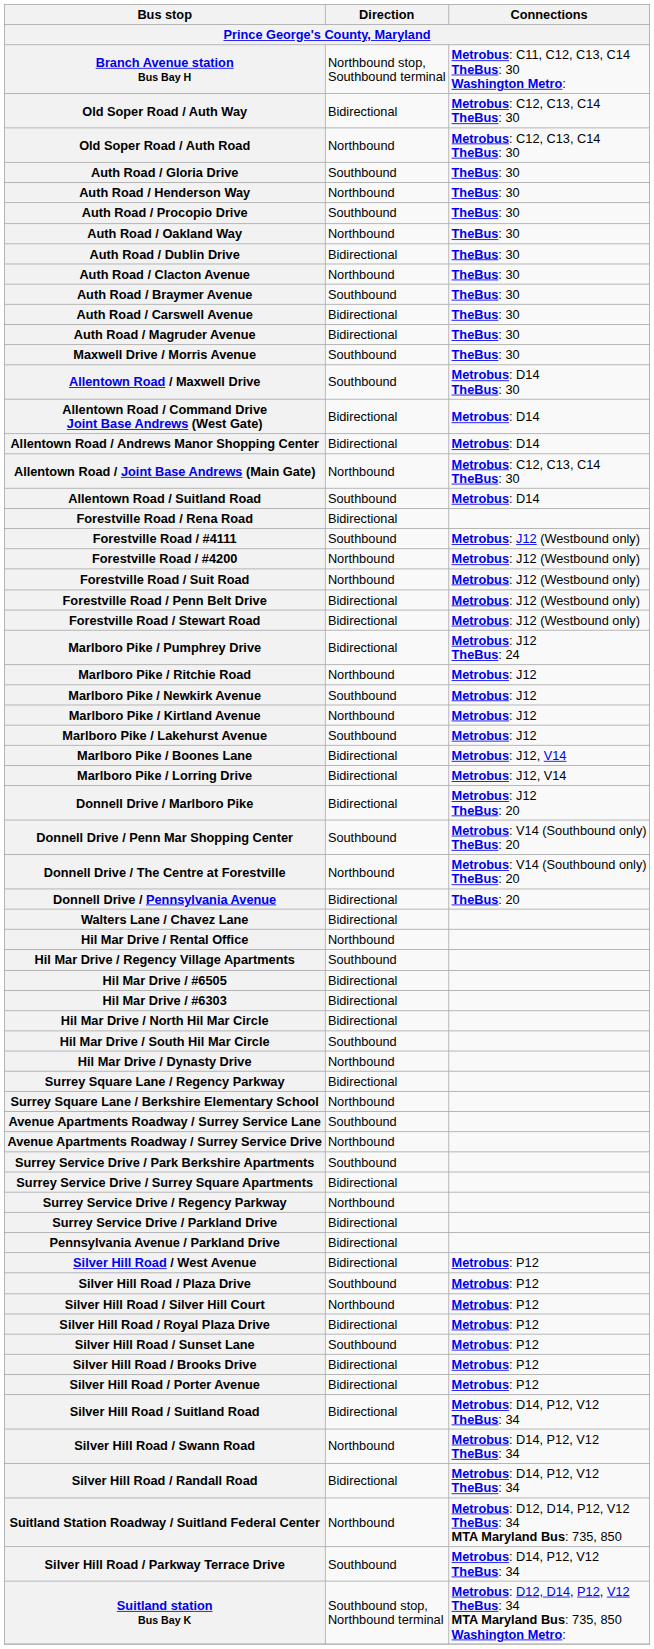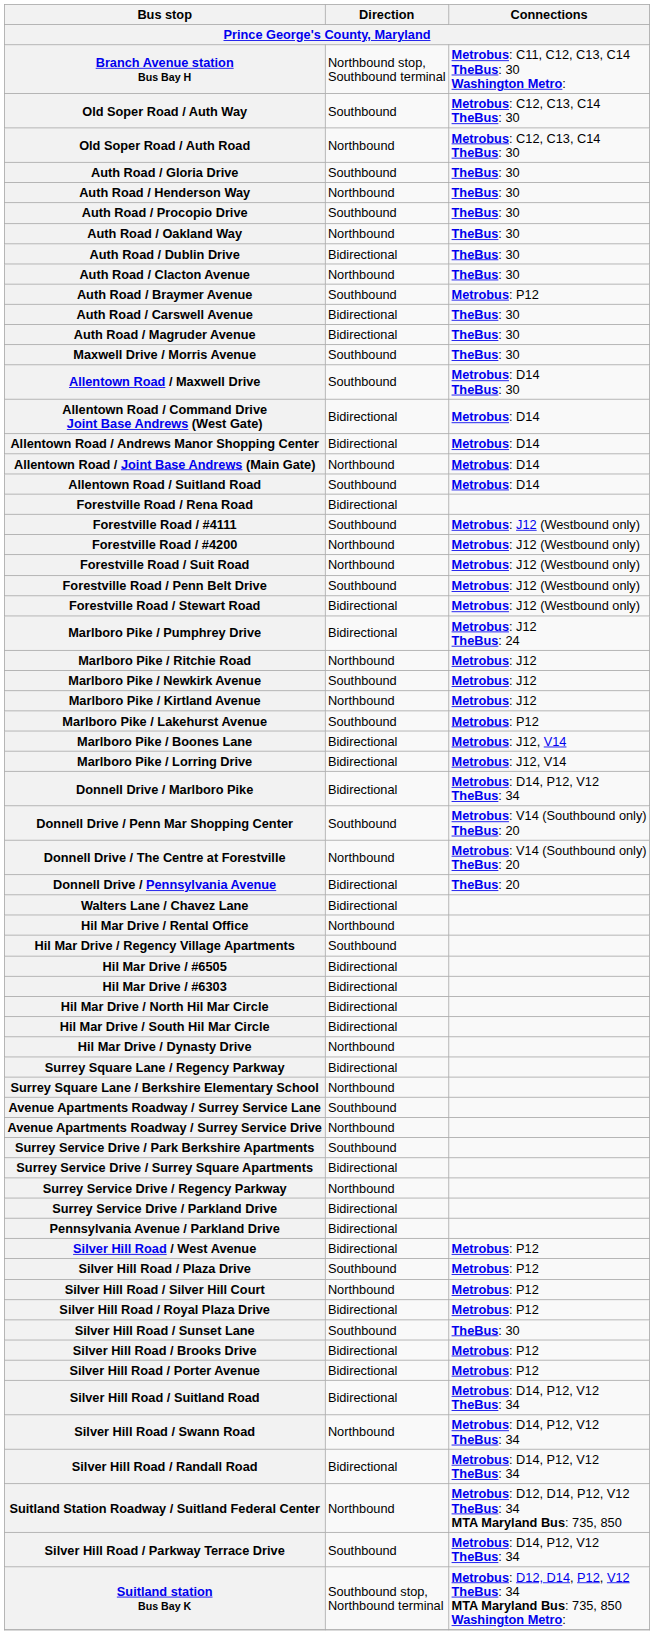(363, 111) Bidirectional -> (362, 111) Southbound
(486, 294) TheBus: 30 -> (495, 294) Metrobus: P12
(526, 471) Metrobus: C12, C13, C14 TheBus: 30 -> (496, 464) Metrobus: D14
(363, 600) Bidirectional -> (362, 585) Southbound
(494, 735) Metrobus: J12 -> (495, 721) Metrobus: P12
(494, 803) Metrobus: J12 TheBus: 20 -> (525, 789) Metrobus: D14, P12, V12 TheBus: 34
(362, 1041) Southbound -> (363, 1027) Bidirectional
(495, 1344) Metrobus: P12 -> (486, 1330) TheBus: 30
